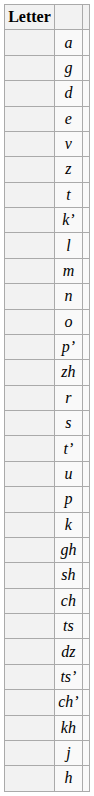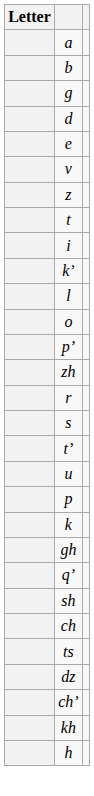+ row: (68, 67)
+ row: (68, 245)
- row: (68, 270)
- row: (68, 296)
+ row: (68, 575)
- row: (68, 676)
- row: (68, 753)
